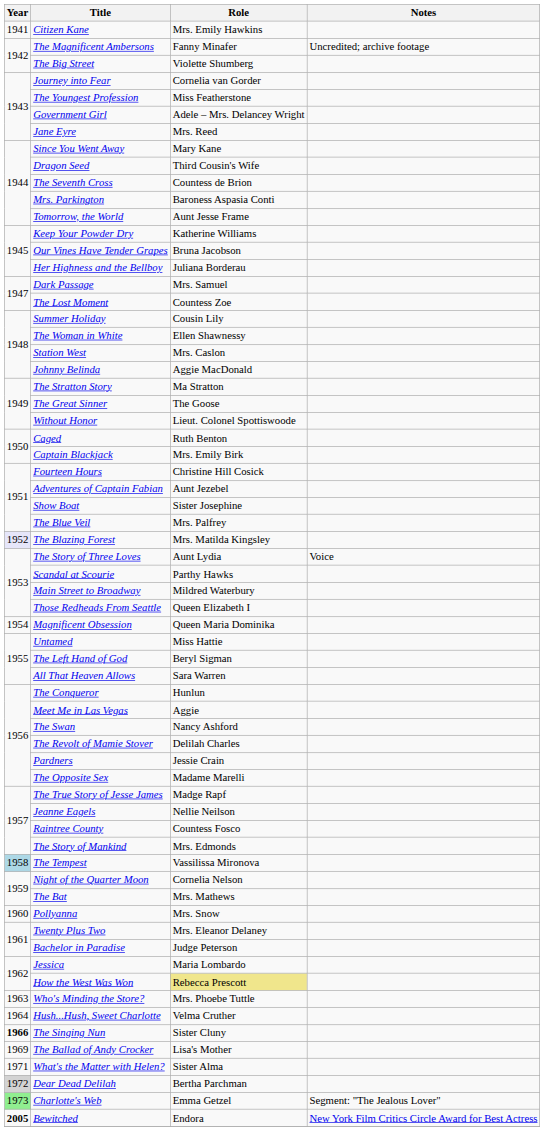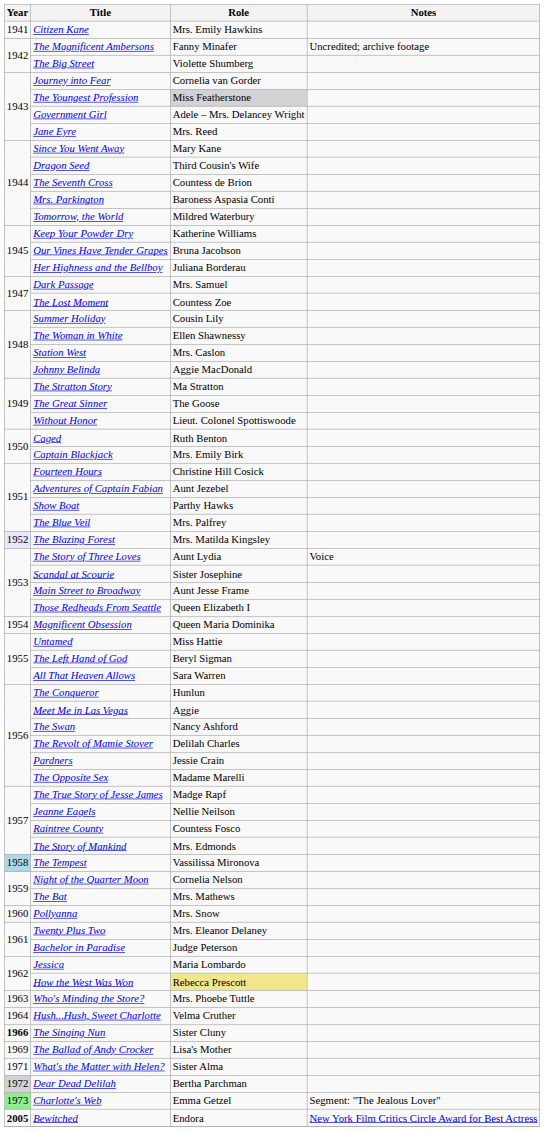(212, 98) no background -> (212, 98) lightgrey background
(211, 217) Aunt Jesse Frame -> (214, 217) Mildred Waterbury
(207, 506) Sister Josephine -> (203, 506) Parthy Hawks
(203, 574) Parthy Hawks -> (207, 574) Sister Josephine
(214, 591) Mildred Waterbury -> (211, 591) Aunt Jesse Frame
